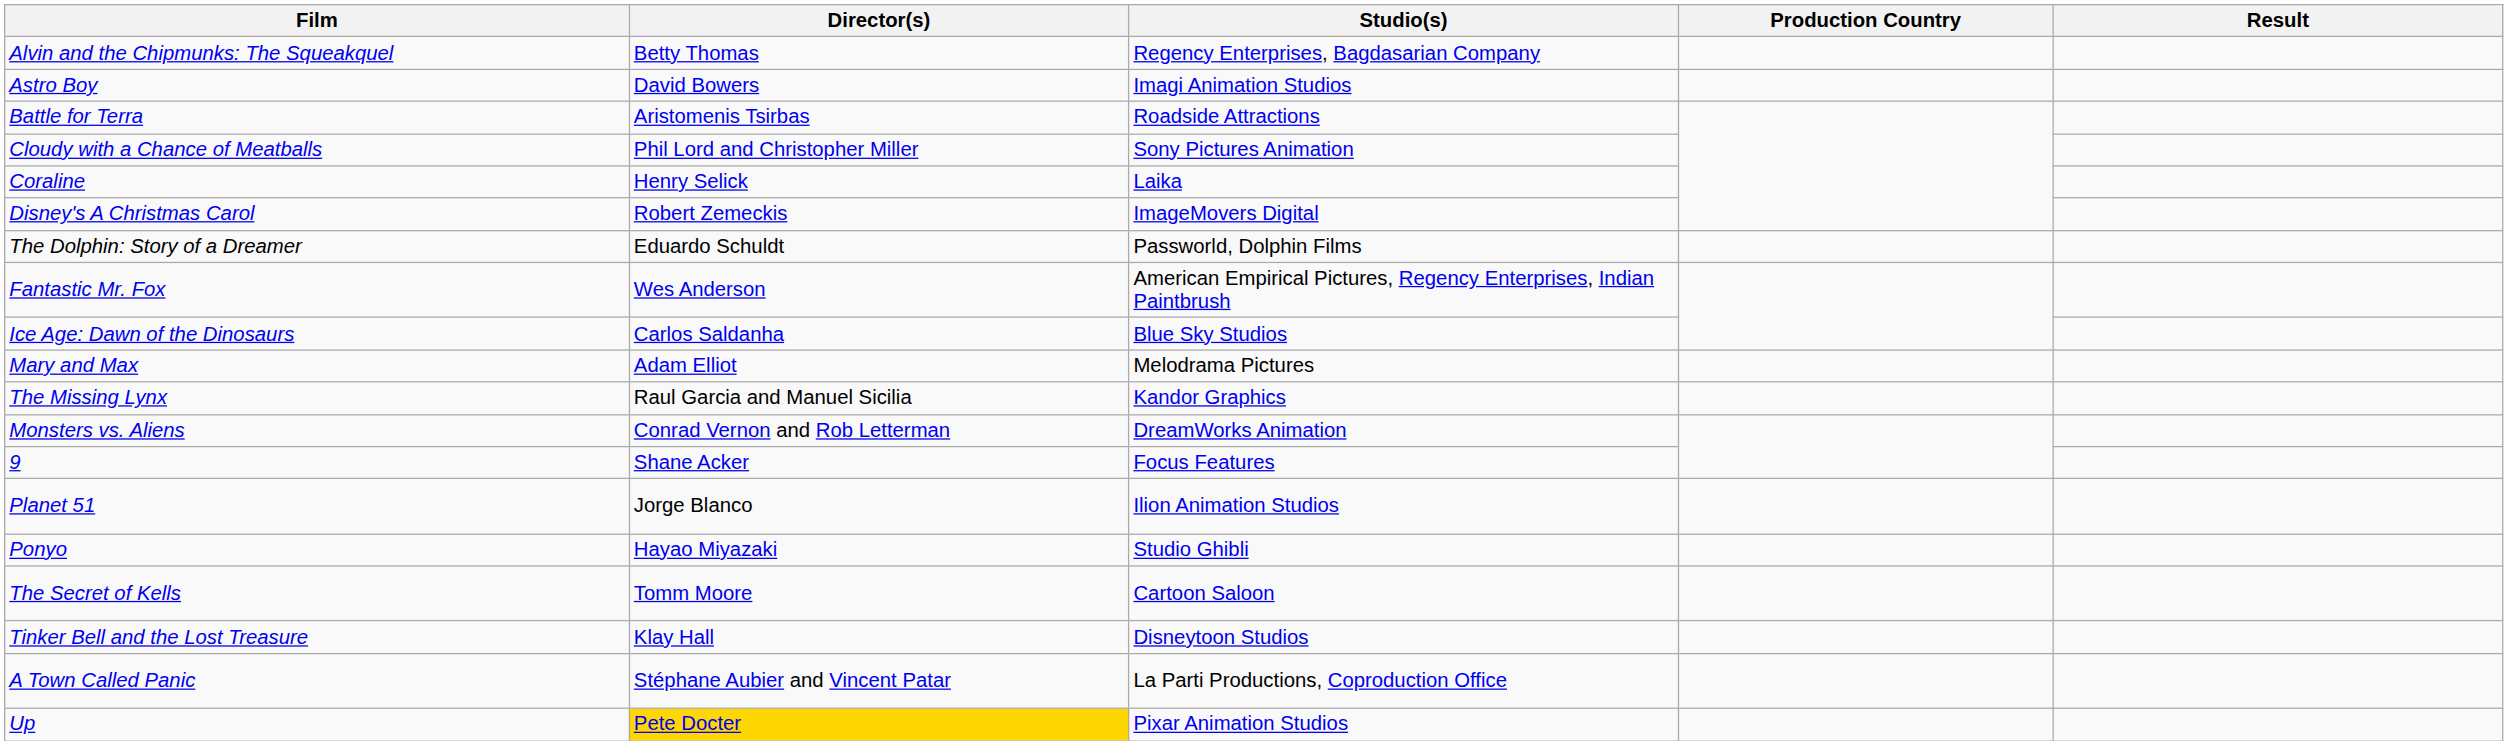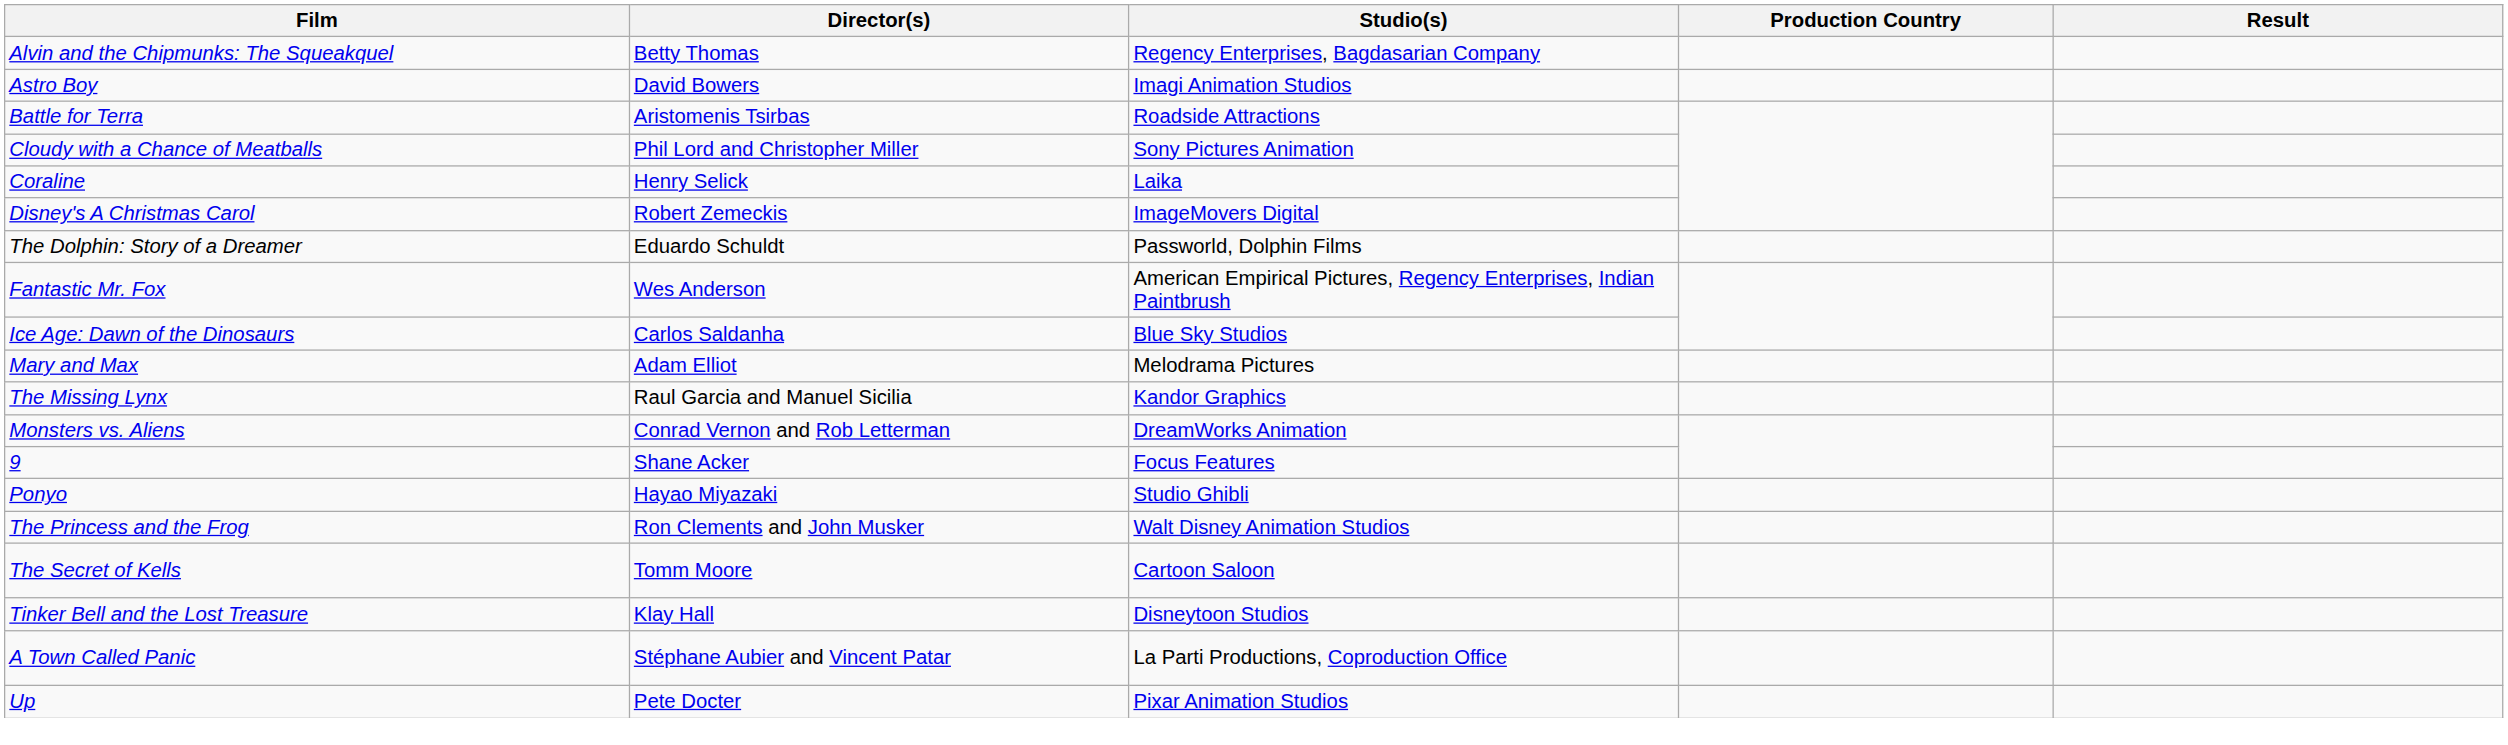- row: (52, 506)
+ row: (129, 526)
(687, 724) gold background -> (687, 701) no background
